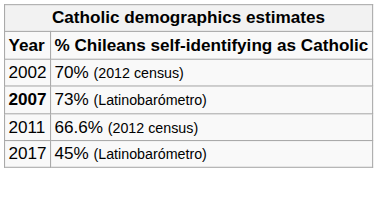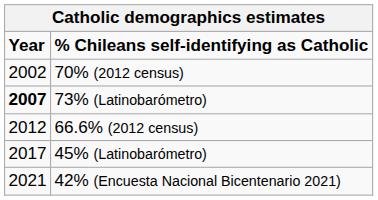(27, 126) 2011 -> (28, 126) 2012
+ row: (198, 181)
